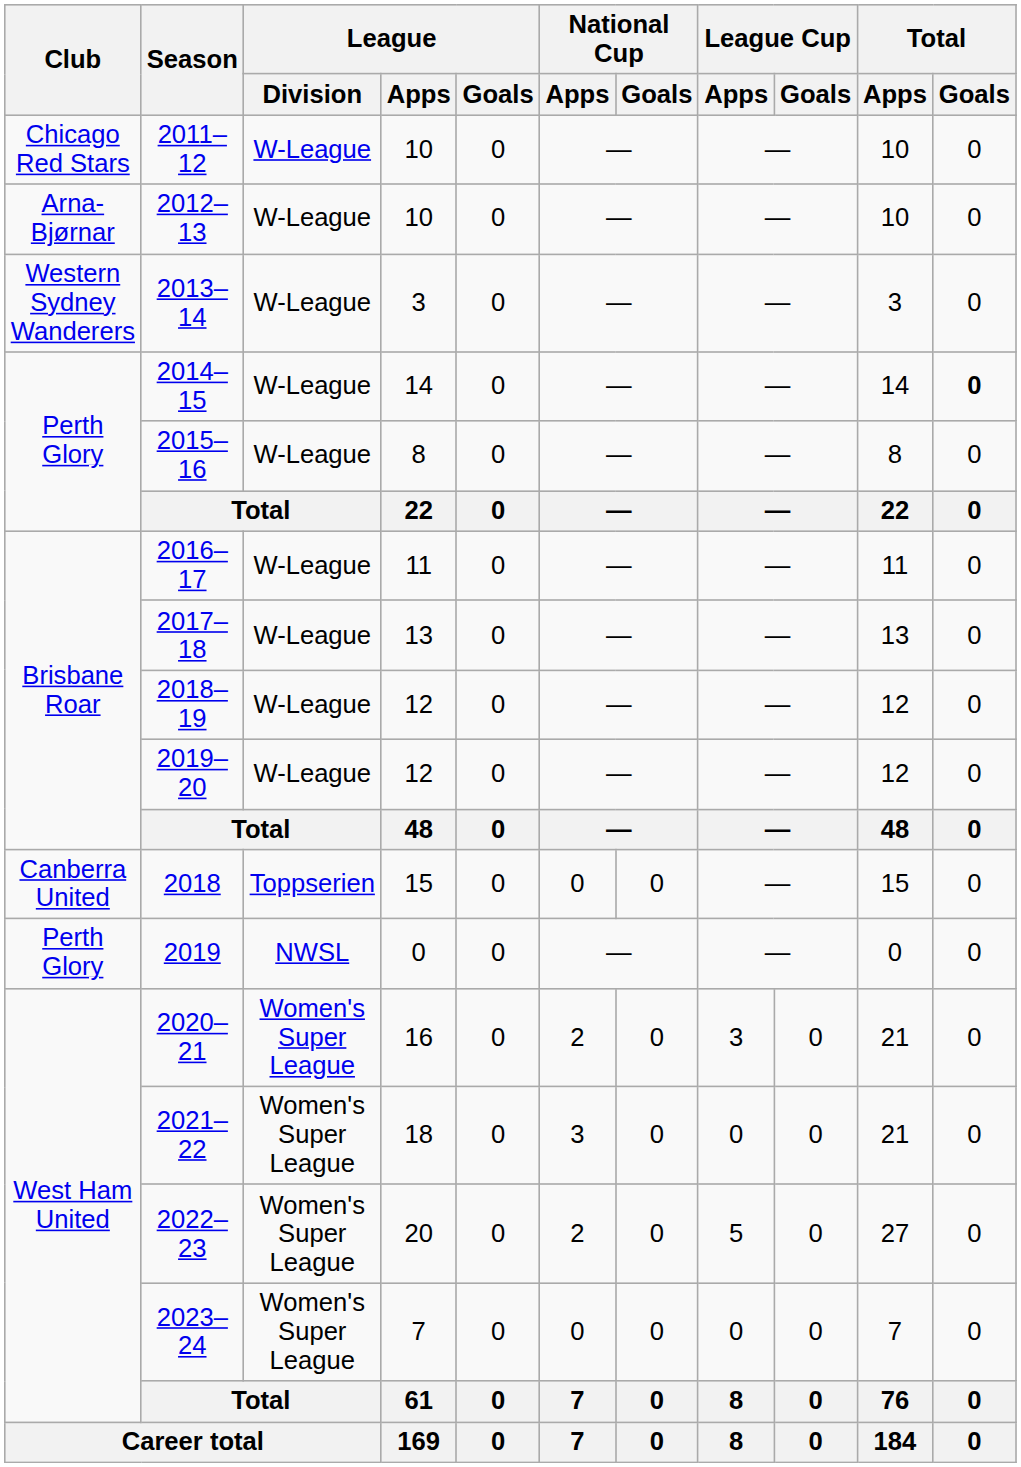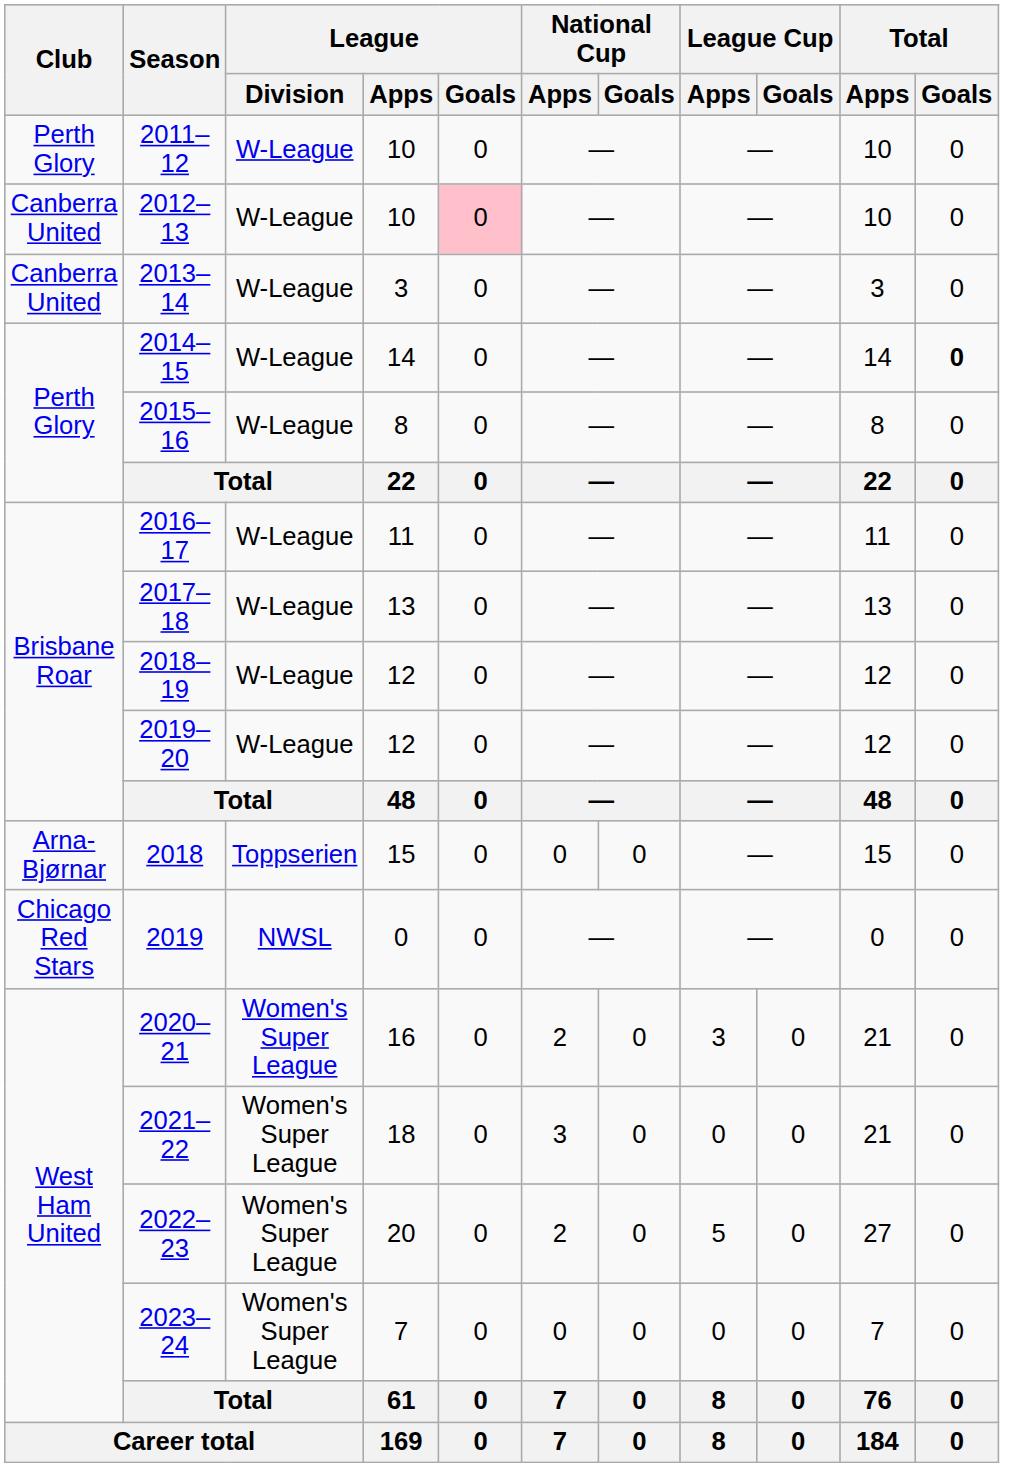(73, 149) Chicago Red Stars -> (64, 149) Perth Glory
(73, 218) Arna-Bjørnar -> (64, 218) Canberra United
(498, 218) no background -> (481, 218) pink background
(73, 302) Western Sydney Wanderers -> (64, 288) Canberra United
(73, 883) Canberra United -> (64, 855) Arna-Bjørnar
(73, 953) Perth Glory -> (64, 938) Chicago Red Stars
